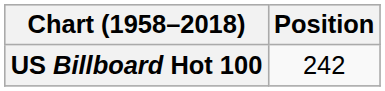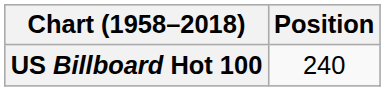(324, 65) 242 -> (324, 65) 240
